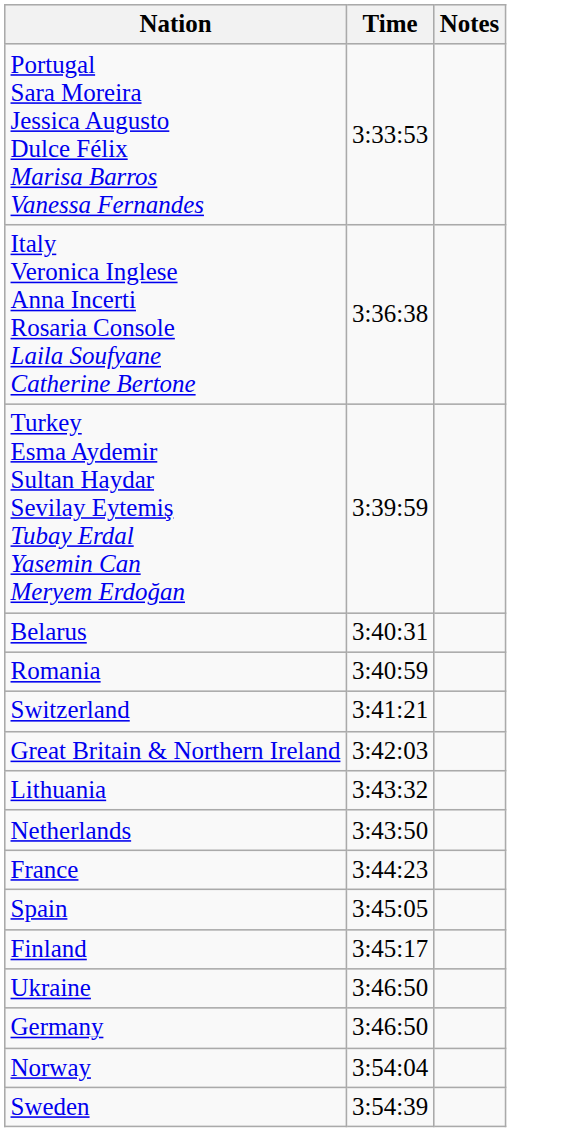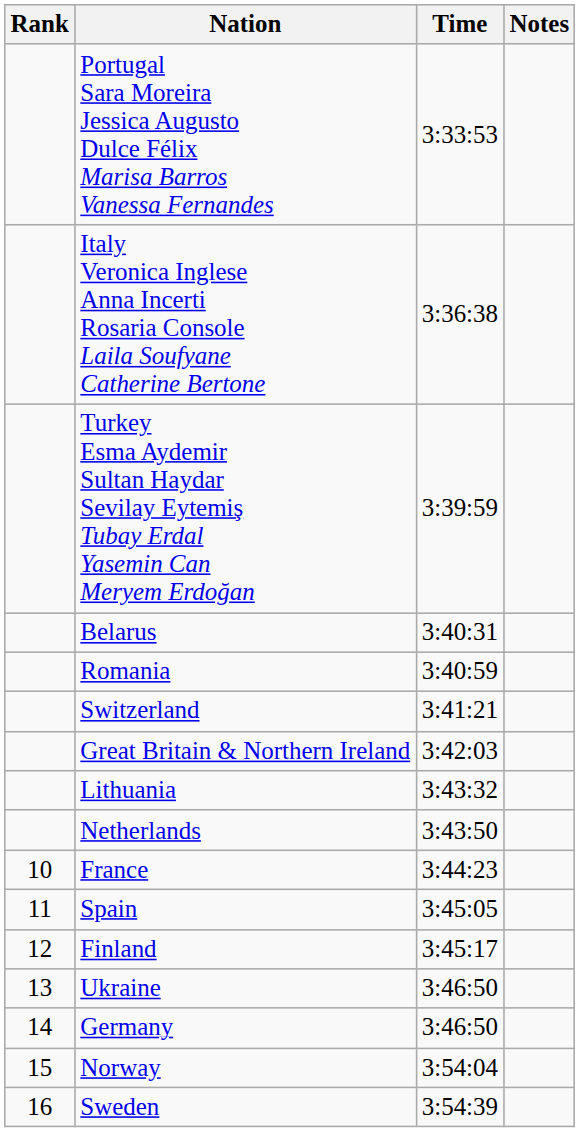+ column: (40, 24)
